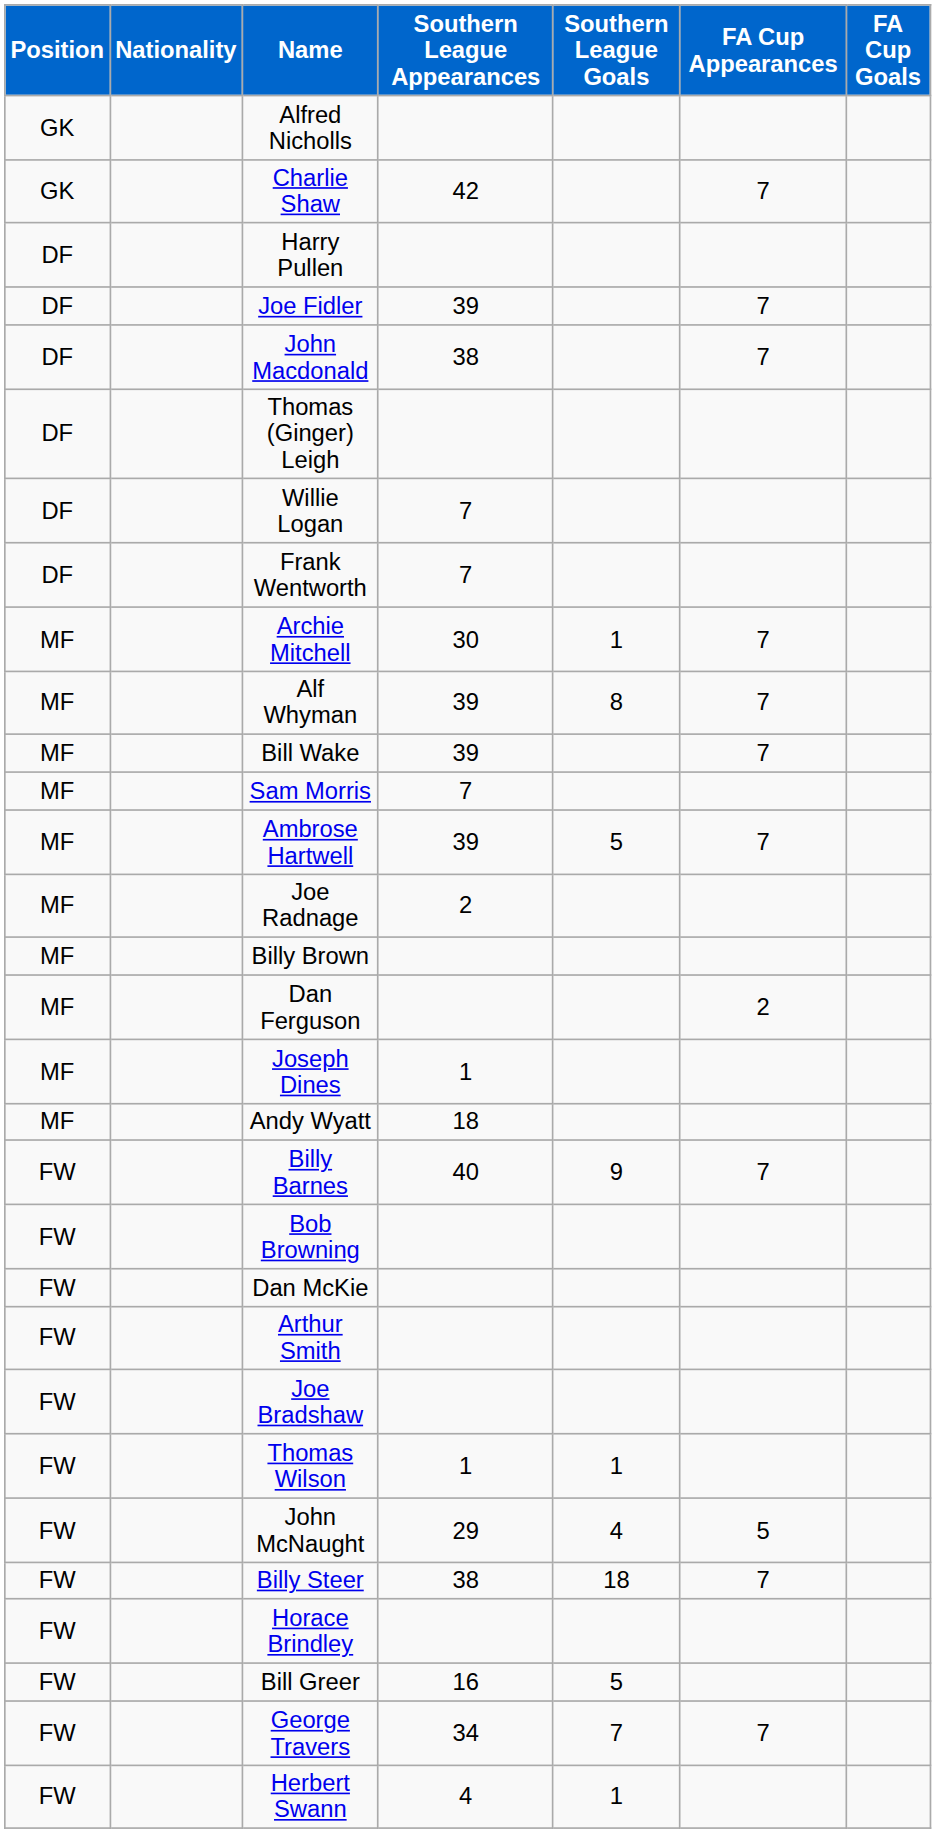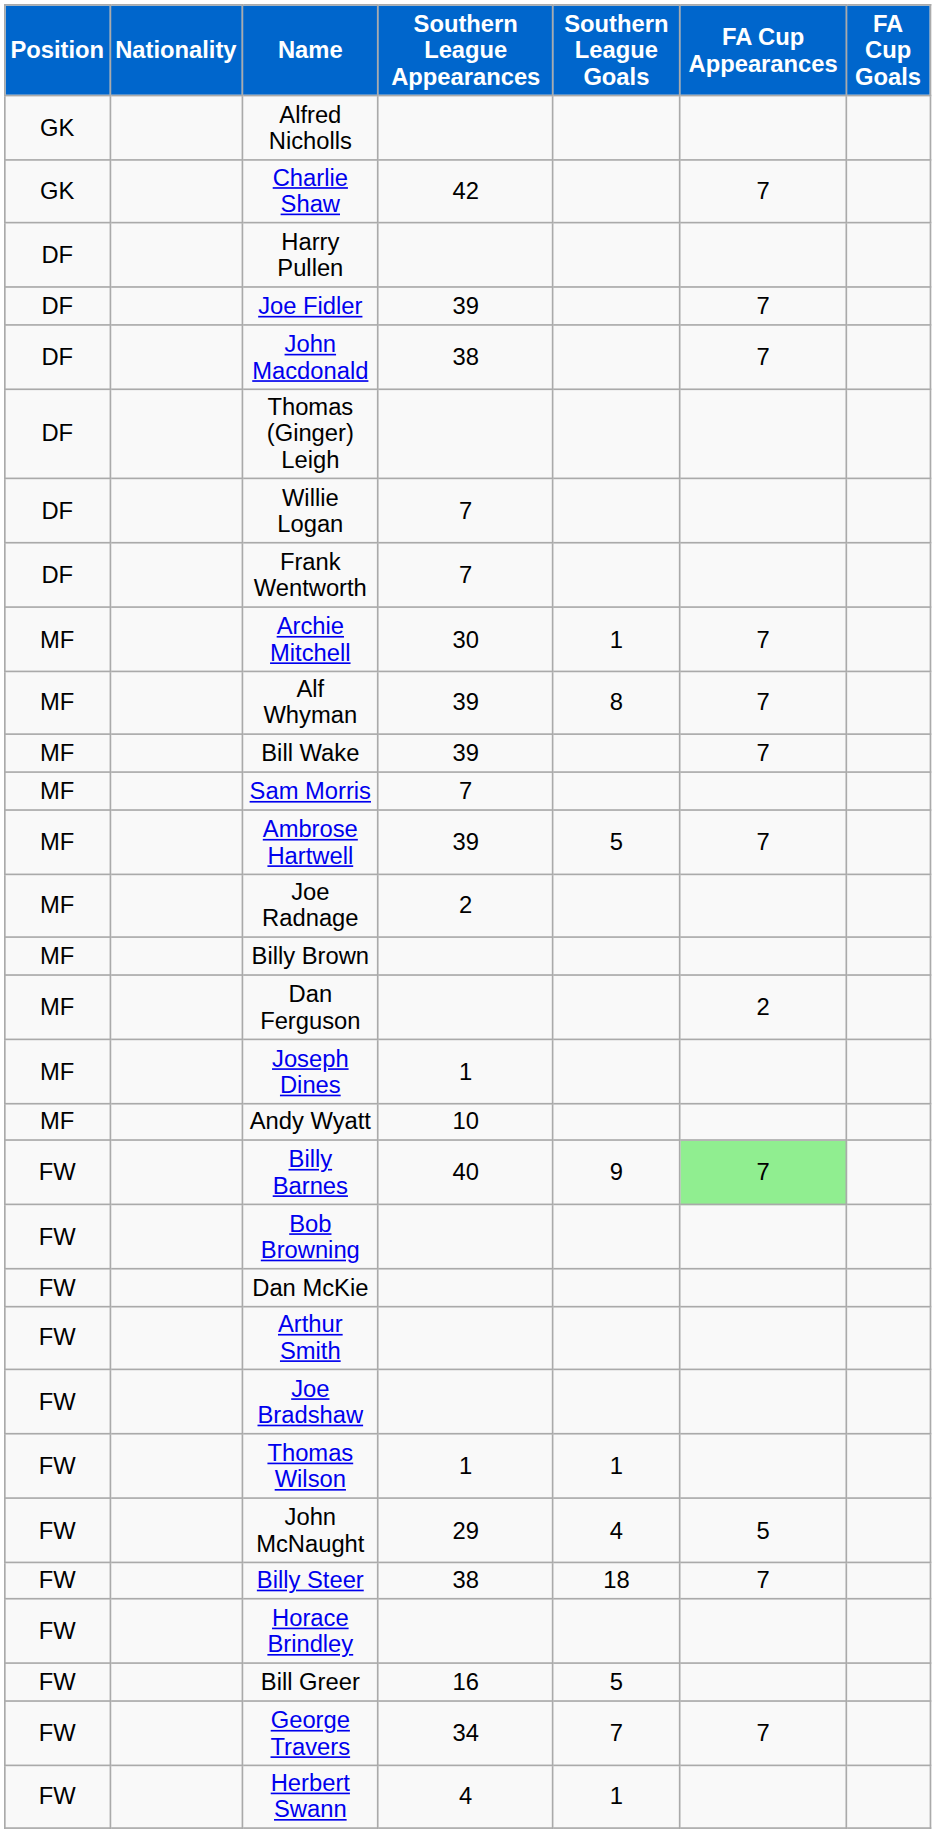(466, 1122) 18 -> (466, 1122) 10
(763, 1173) no background -> (763, 1173) lightgreen background
